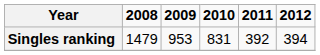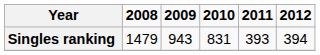(180, 38) 953 -> (180, 38) 943
(257, 38) 392 -> (257, 38) 393
